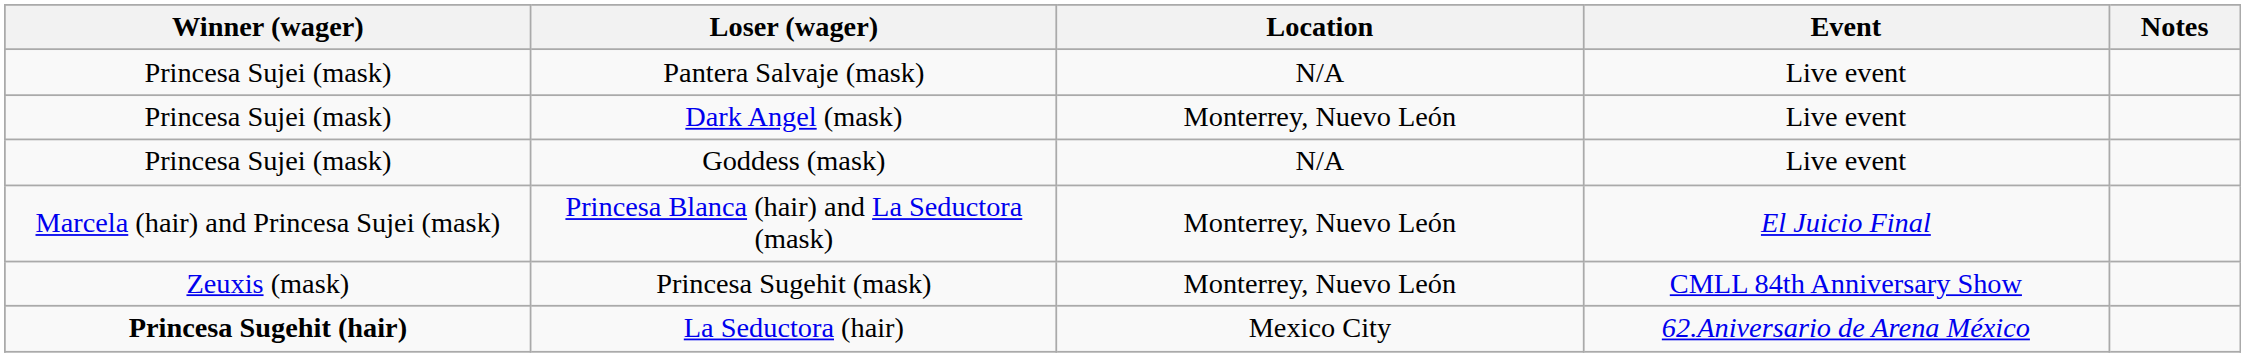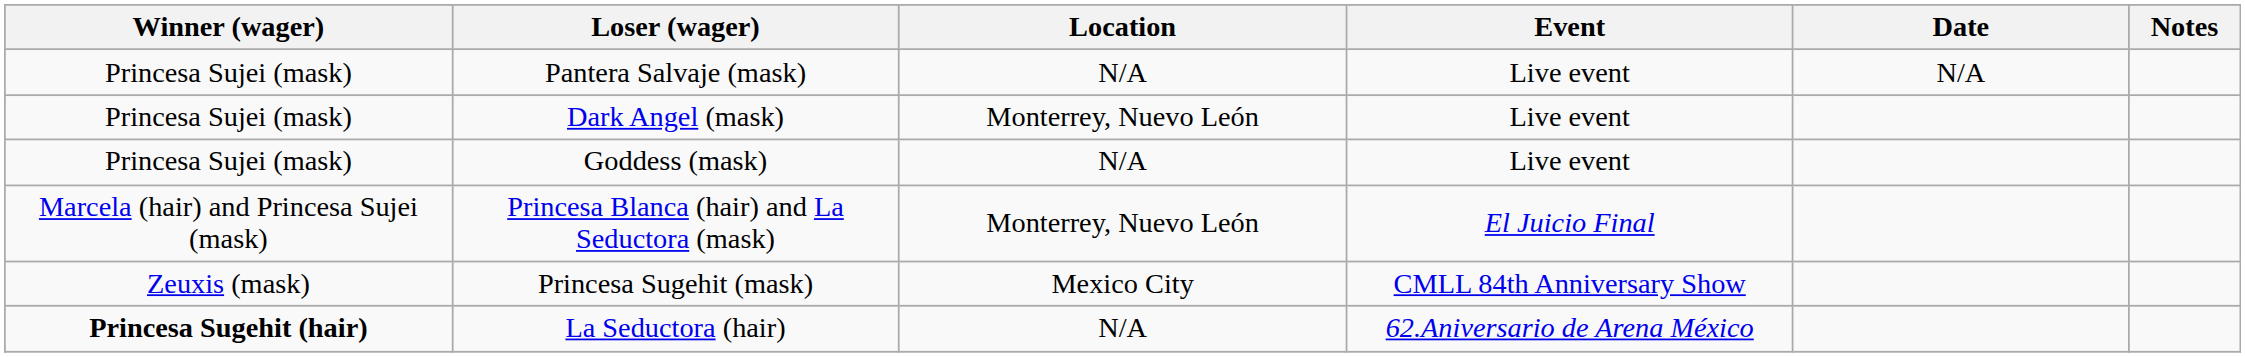+ column: (1961, 26)
(1320, 283) Monterrey, Nuevo León -> (1123, 283) Mexico City
(1320, 328) Mexico City -> (1123, 328) N/A
